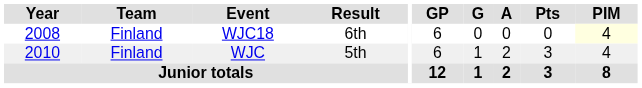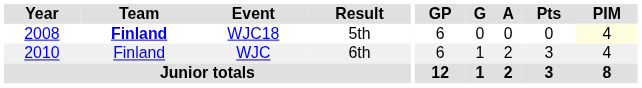(137, 33) normal -> (139, 33) bold
(356, 33) 6th -> (360, 33) 5th
(356, 53) 5th -> (360, 53) 6th
